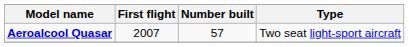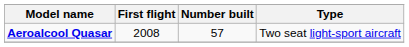(146, 33) 2007 -> (146, 33) 2008
